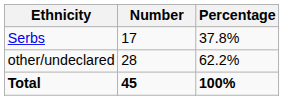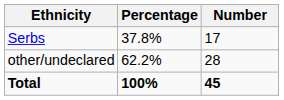columns swapped: (157, 15) <-> (237, 15)
